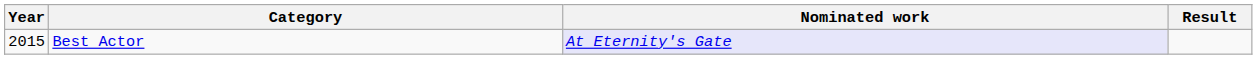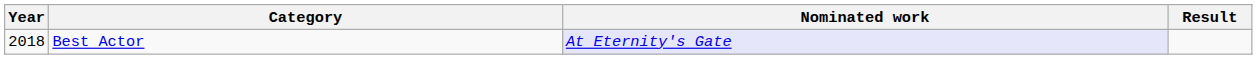(27, 42) 2015 -> (27, 42) 2018
